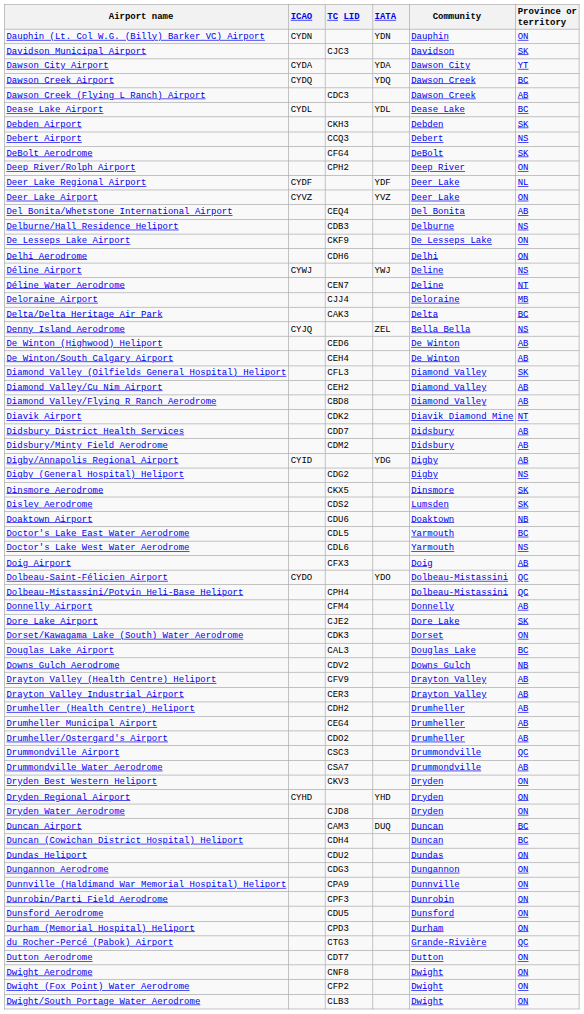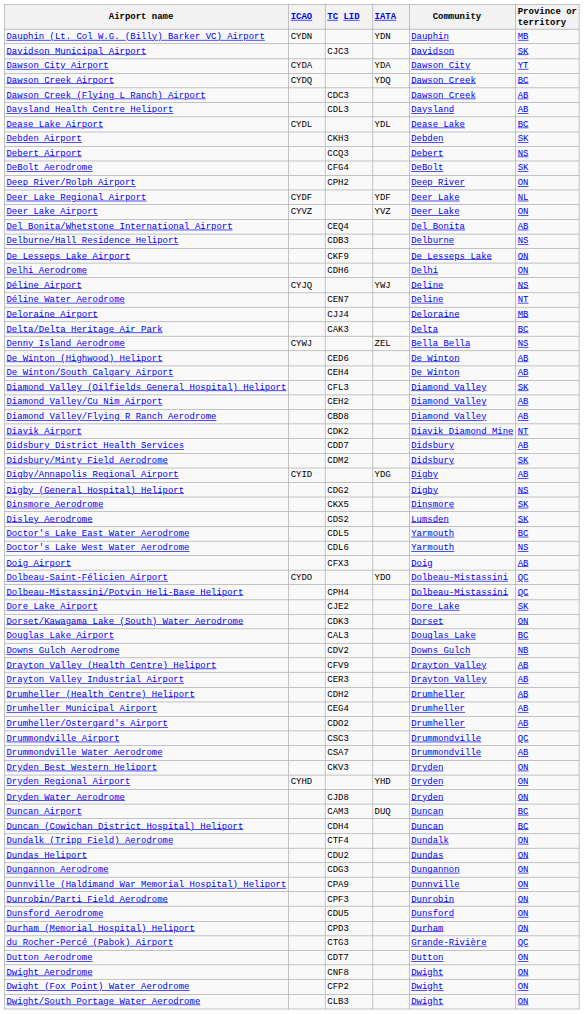(523, 37) ON -> (523, 37) MB
+ row: (90, 110)
(301, 271) CYWJ -> (301, 285) CYJQ
(301, 329) CYJQ -> (301, 344) CYWJ
(523, 446) AB -> (523, 461) SK
- row: (50, 519)
- row: (50, 607)
+ row: (90, 841)
